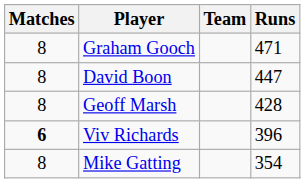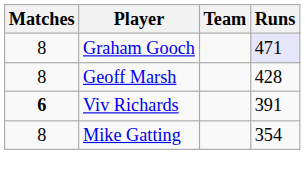(268, 47) no background -> (268, 47) lavender background
- row: (127, 76)
(268, 134) 396 -> (268, 105) 391
